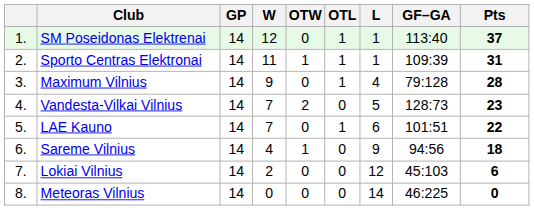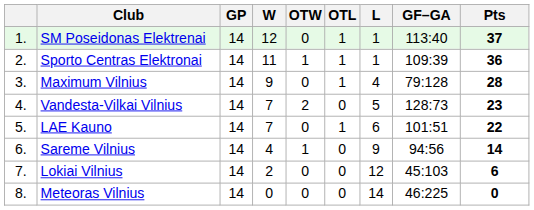(495, 60) 31 -> (495, 60) 36
(495, 149) 18 -> (495, 149) 14
